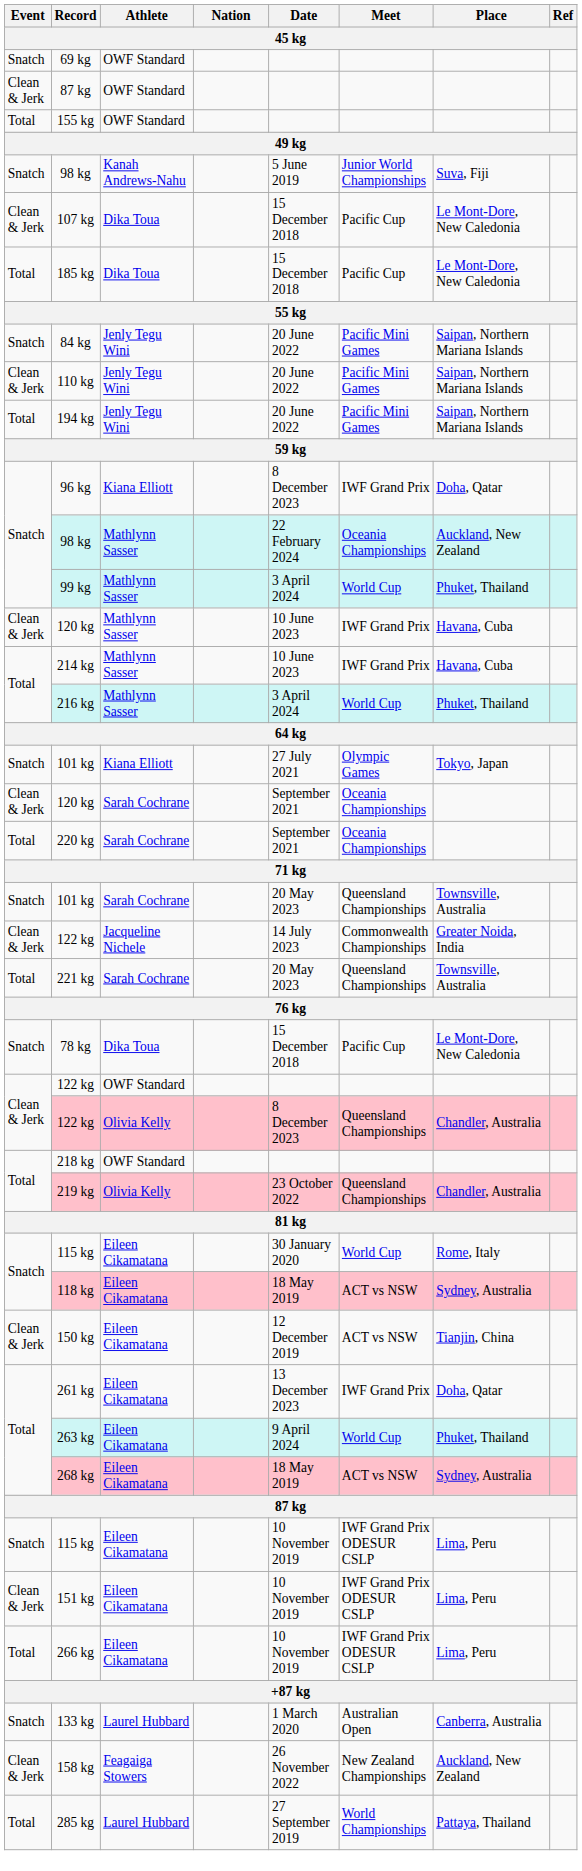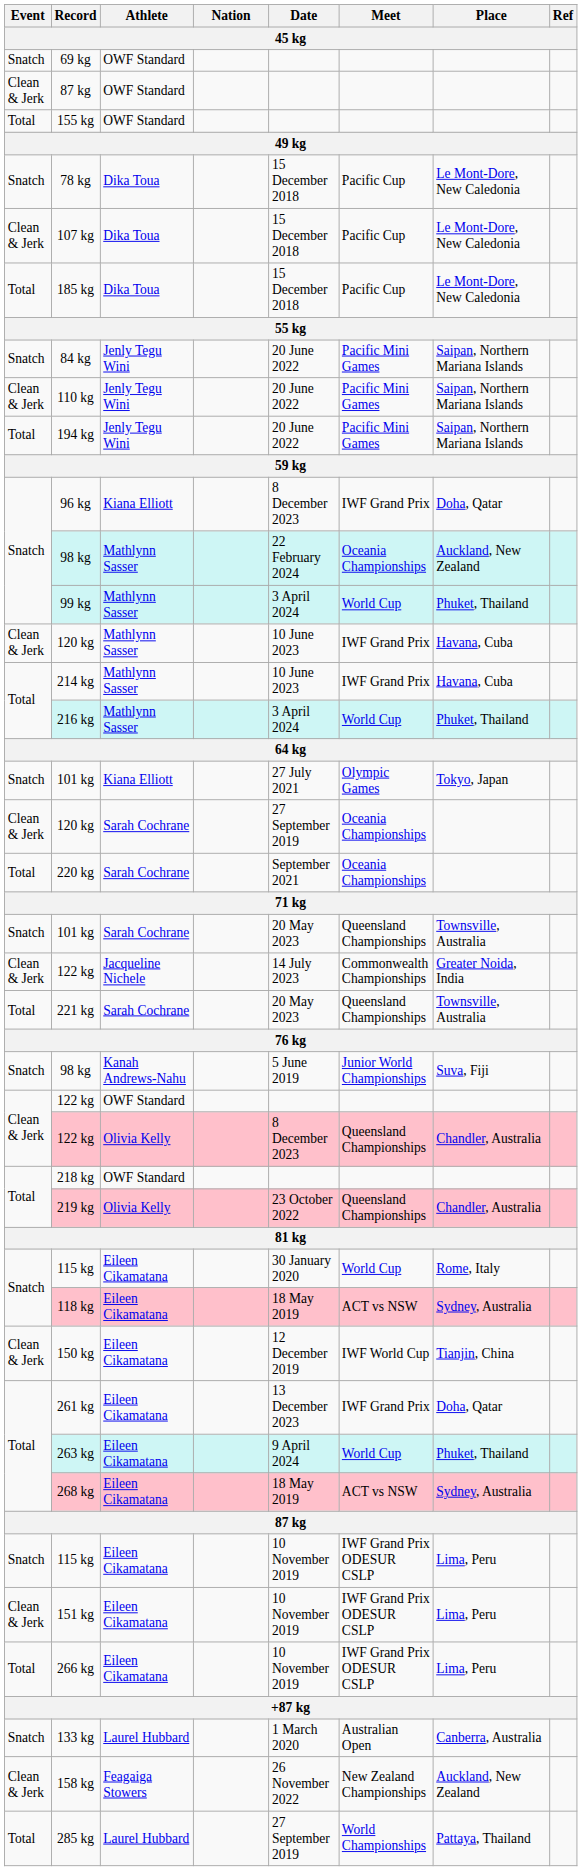rows swapped: (76, 1046) <-> (76, 173)
(301, 802) September 2021 -> (301, 826) 27 September 2019
(380, 1337) ACT vs NSW -> (386, 1353) IWF World Cup
